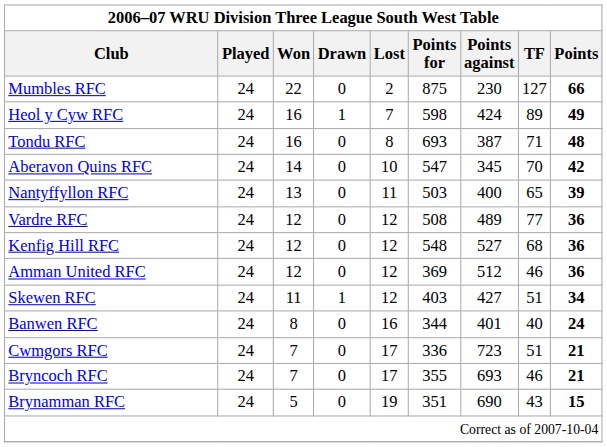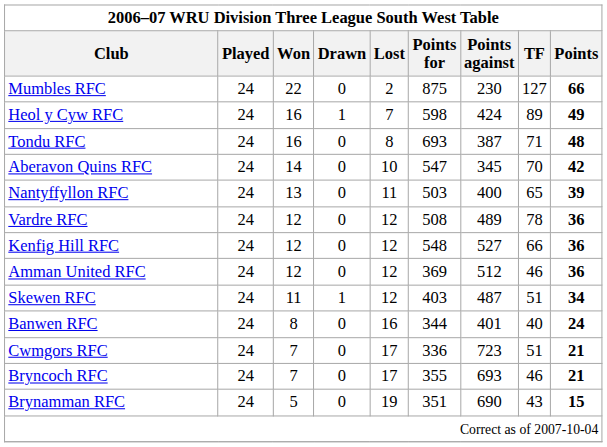(534, 219) 77 -> (534, 219) 78
(534, 245) 68 -> (534, 245) 66
(489, 297) 427 -> (489, 297) 487
